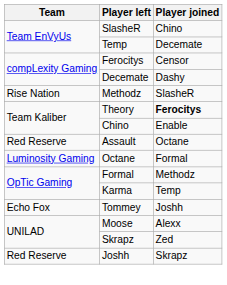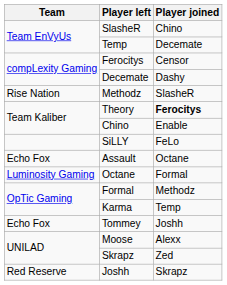+ row: (115, 142)
(37, 142) Red Reserve -> (28, 158) Echo Fox
